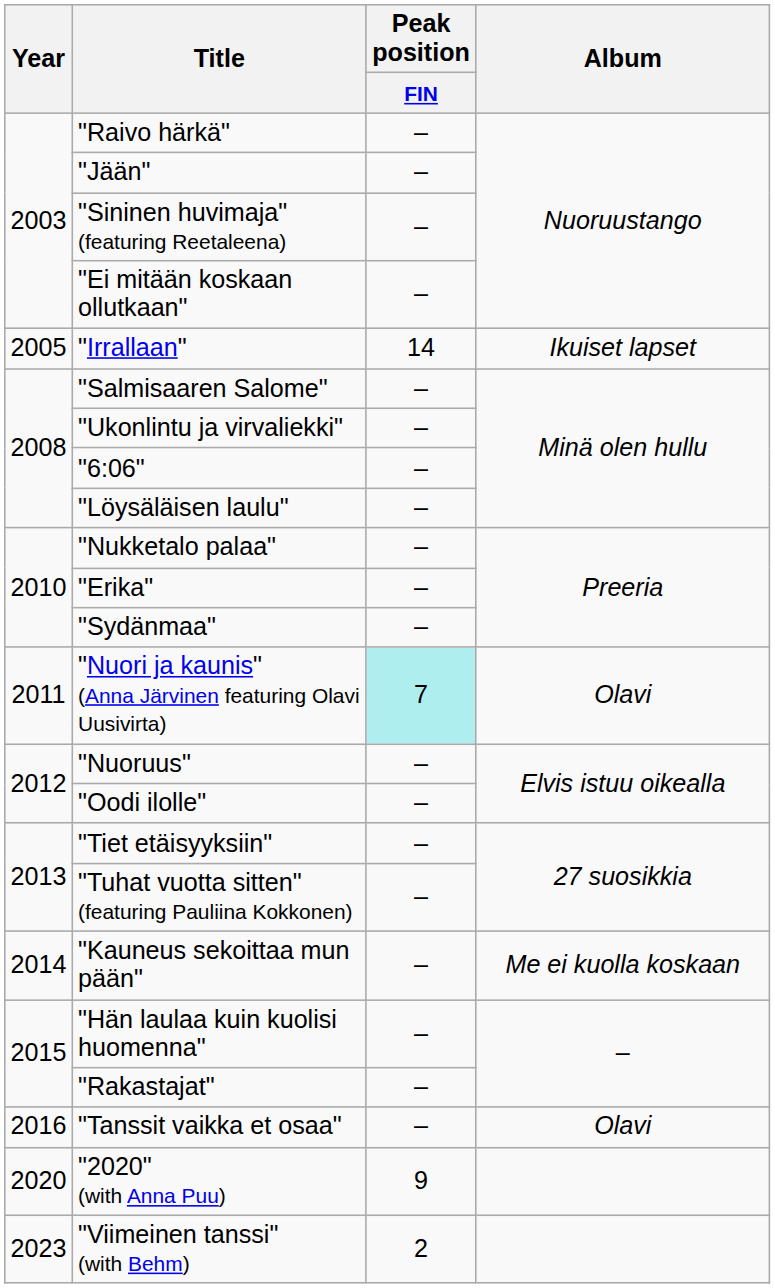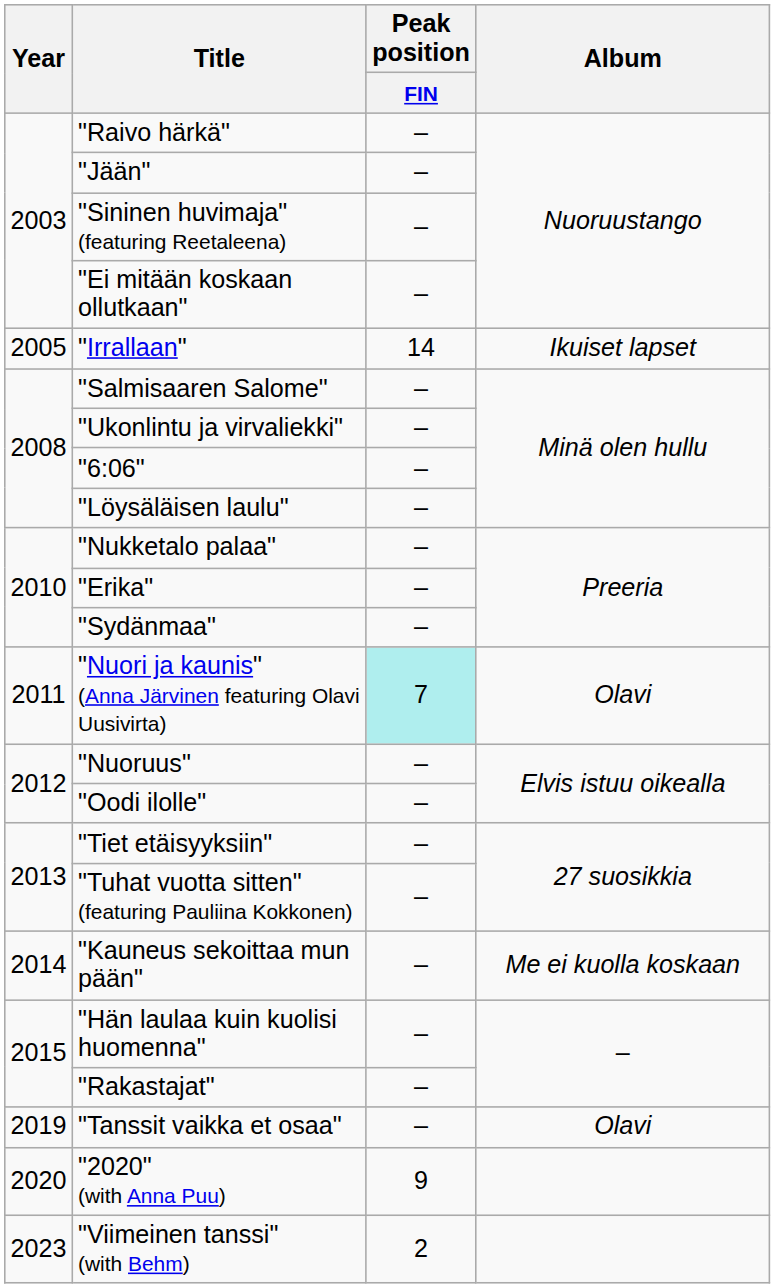(39, 1126) 2016 -> (39, 1126) 2019
